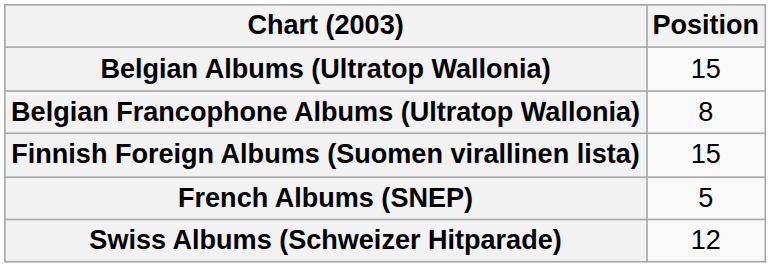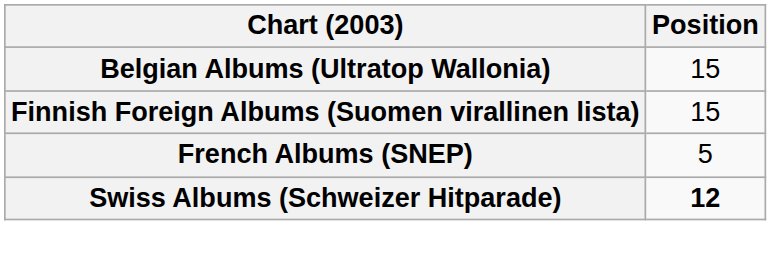- row: (326, 111)
(706, 240) normal -> (705, 197) bold
